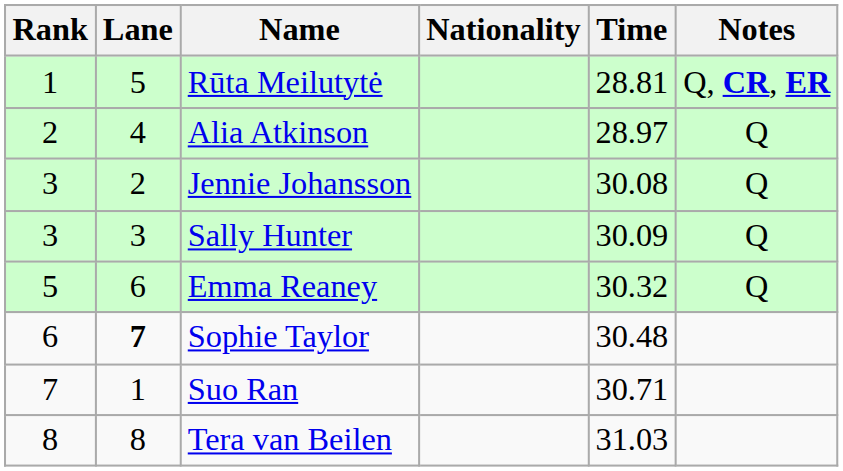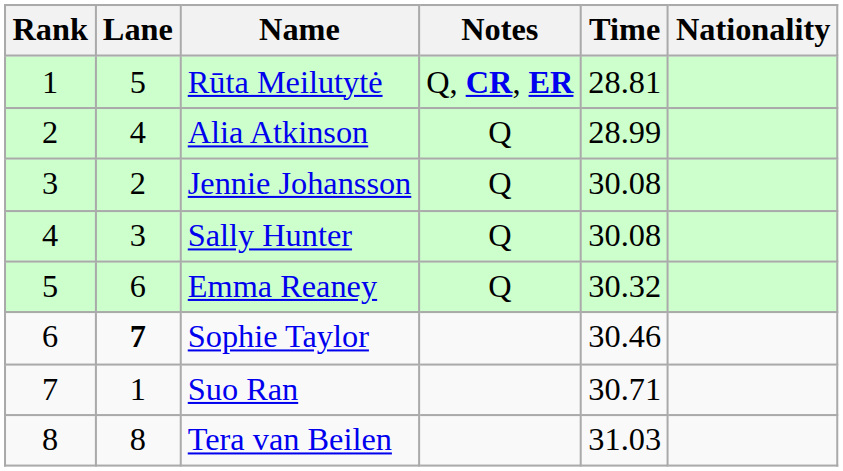columns swapped: (503, 30) <-> (757, 30)
(632, 132) 28.97 -> (625, 132) 28.99
(50, 235) 3 -> (50, 235) 4
(632, 235) 30.09 -> (625, 235) 30.08
(632, 337) 30.48 -> (625, 337) 30.46
